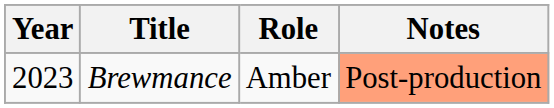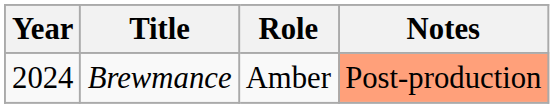(43, 77) 2023 -> (43, 77) 2024
